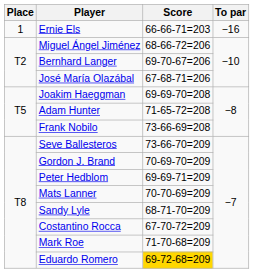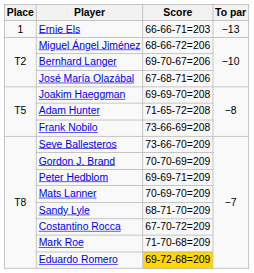(231, 29) −16 -> (231, 29) −13
(178, 161) 70-69-70=209 -> (178, 161) 70-70-69=209
(178, 194) 70-70-69=209 -> (178, 194) 70-69-70=209
